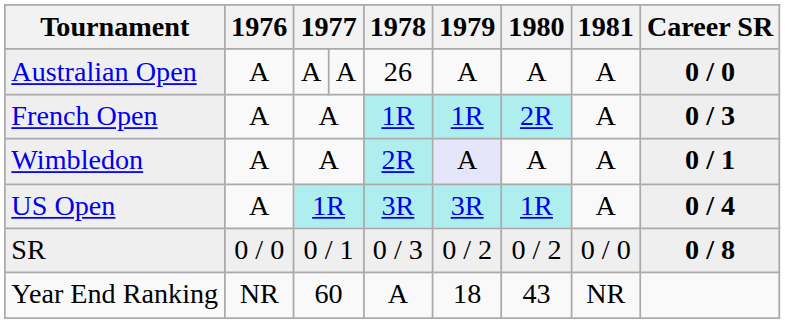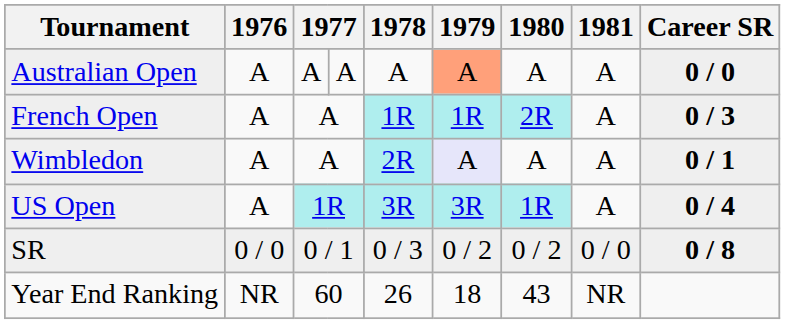(398, 71) 26 -> (398, 71) A
(467, 71) no background -> (467, 71) lightsalmon background
(398, 294) A -> (398, 294) 26
